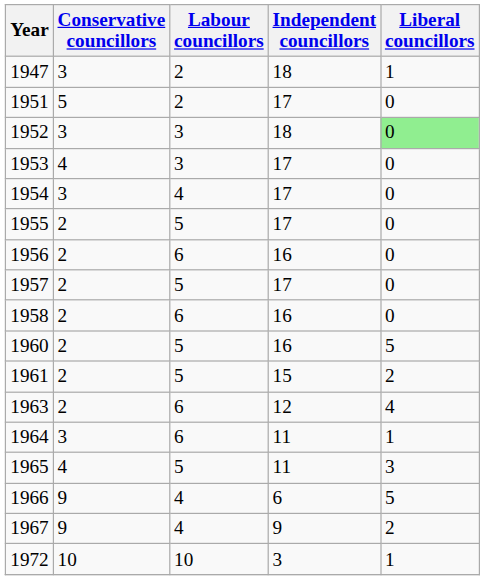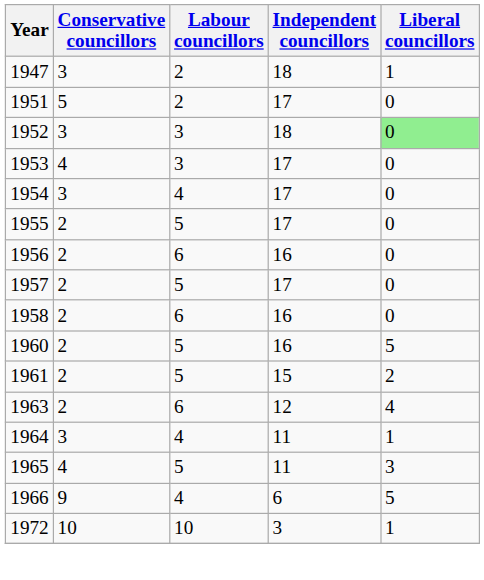(179, 437) 6 -> (179, 437) 4
- row: (29, 528)
